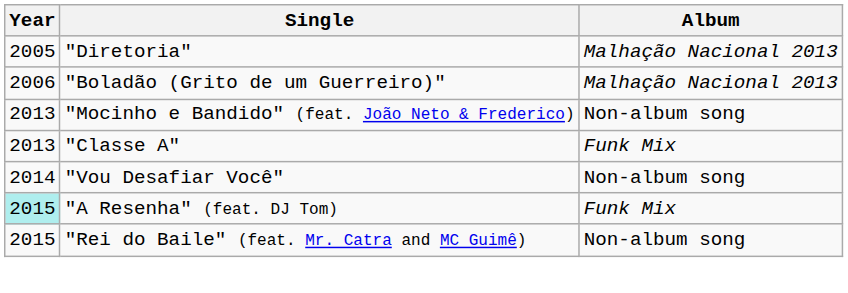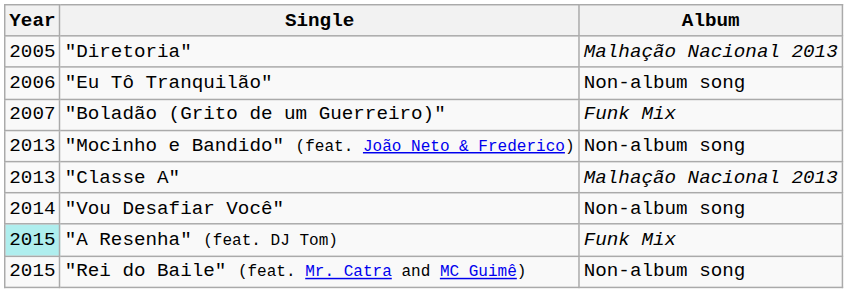+ row: (169, 83)
(32, 83) 2006 -> (32, 114) 2007
(711, 83) Malhação Nacional 2013 -> (630, 114) Funk Mix
(630, 146) Funk Mix -> (711, 177) Malhação Nacional 2013
